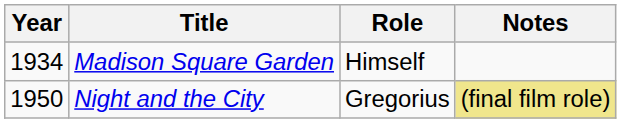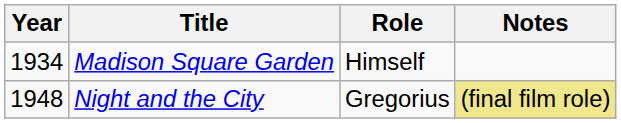(37, 99) 1950 -> (37, 99) 1948
